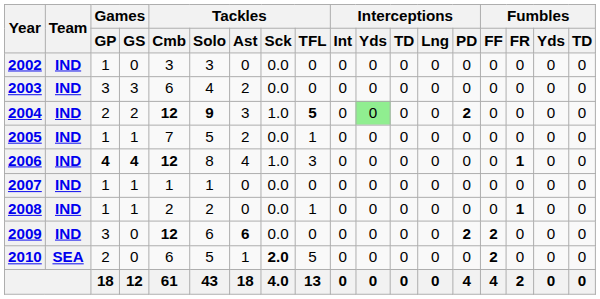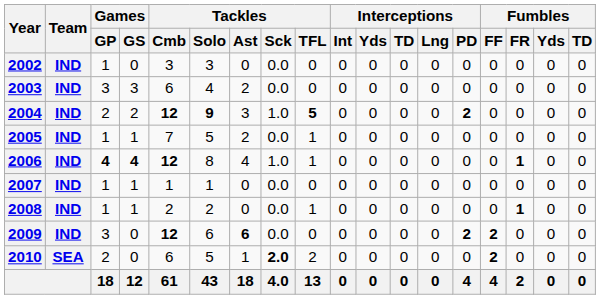(373, 112) lightgreen background -> (373, 112) no background
(313, 161) 3 -> (313, 161) 1
(313, 257) 5 -> (313, 257) 2
